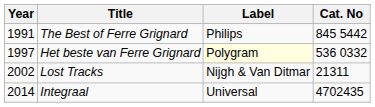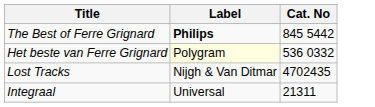- column: (21, 14)
(224, 33) normal -> (193, 33) bold
(332, 72) 21311 -> (307, 72) 4702435
(340, 92) 4702435 -> (299, 92) 21311
